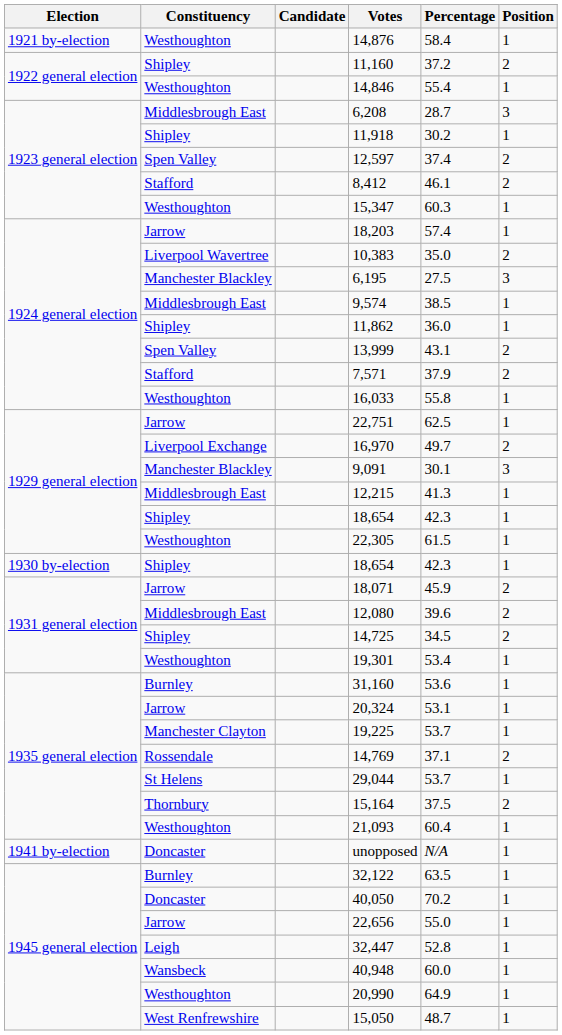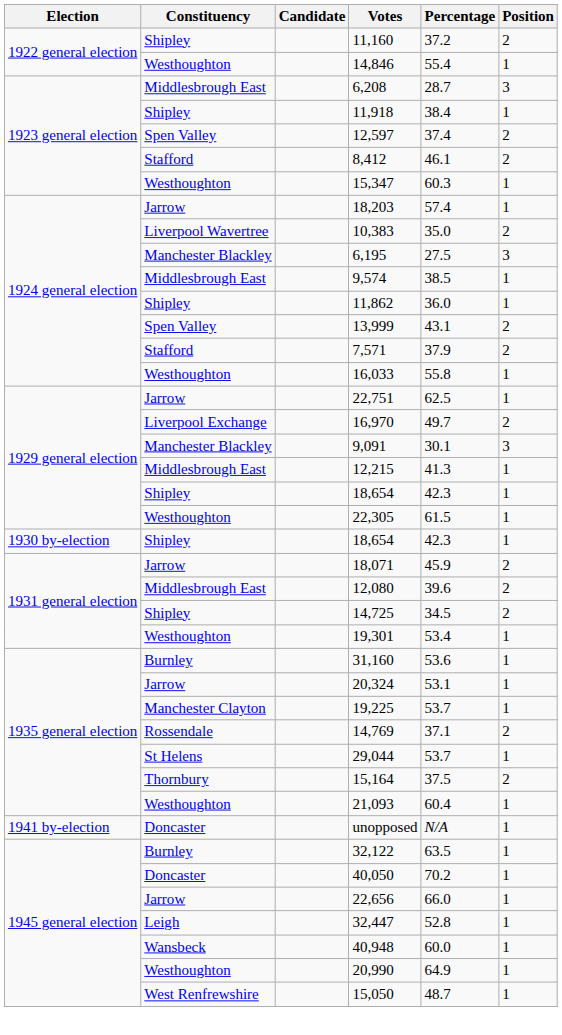- row: (59, 40)
(438, 135) 30.2 -> (438, 111) 38.4
(438, 922) 55.0 -> (438, 898) 66.0
